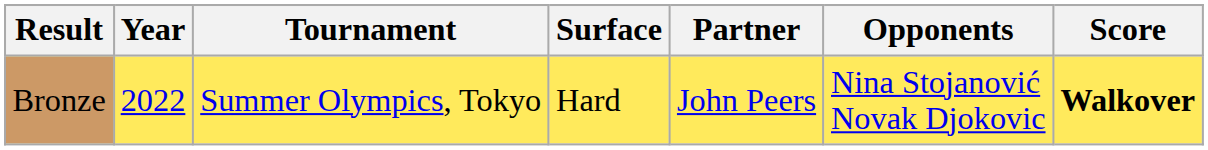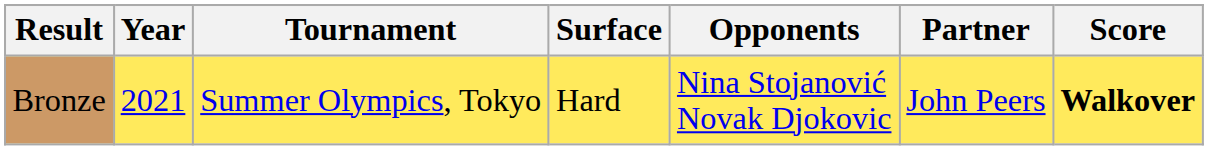columns swapped: (747, 30) <-> (938, 30)
(153, 99) 2022 -> (153, 99) 2021
